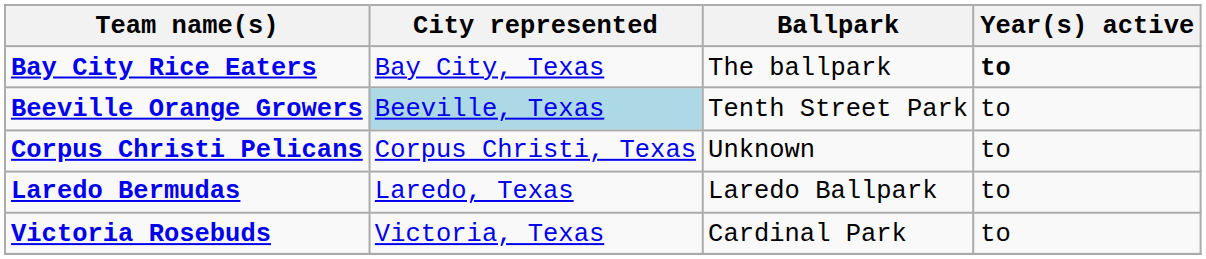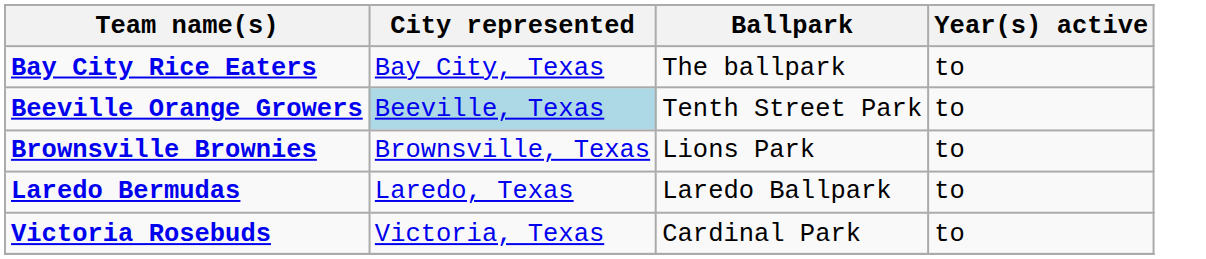(995, 67) bold -> (950, 67) normal
+ row: (164, 150)
- row: (187, 150)
